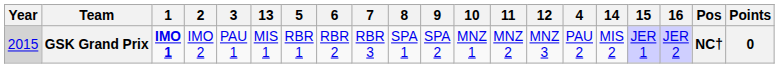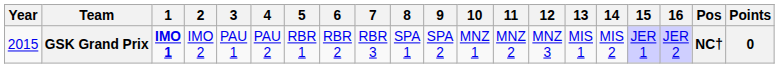columns swapped: (579, 15) <-> (266, 15)
(23, 44) lightgrey background -> (23, 44) no background
